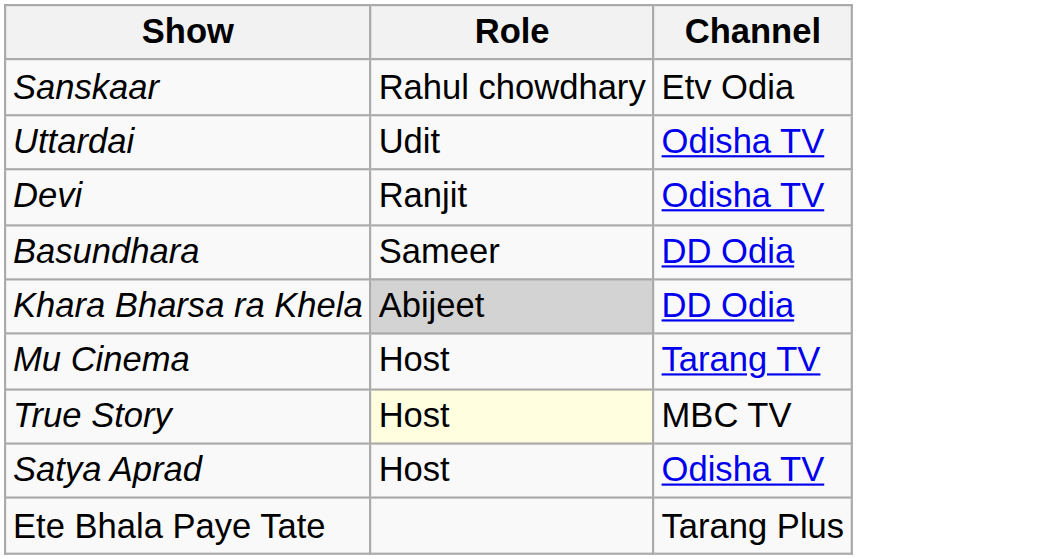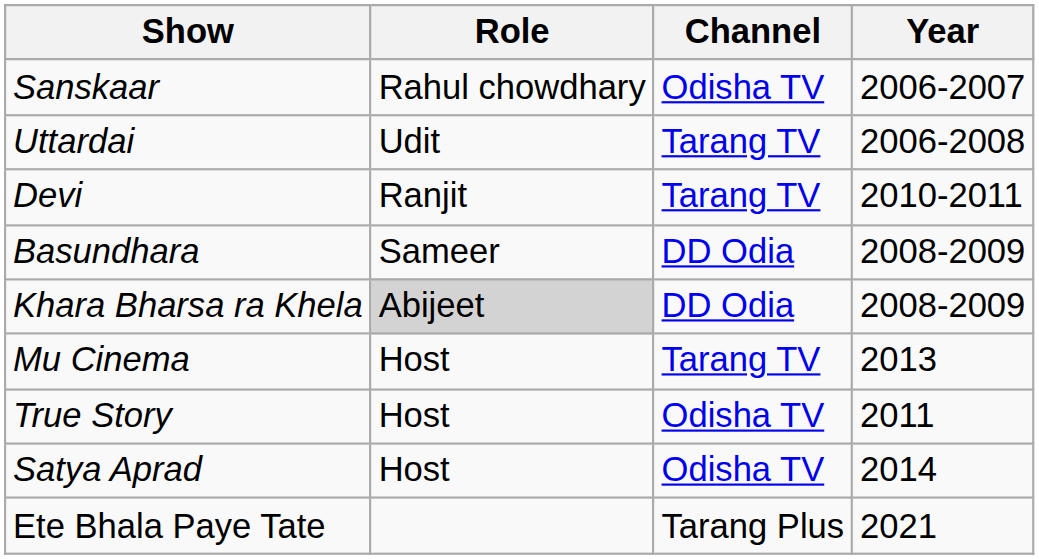+ column: (943, 31)
(728, 86) Etv Odia -> (743, 86) Odisha TV
(743, 141) Odisha TV -> (741, 141) Tarang TV
(743, 196) Odisha TV -> (741, 196) Tarang TV
(414, 415) lightyellow background -> (414, 415) no background
(727, 415) MBC TV -> (743, 415) Odisha TV
